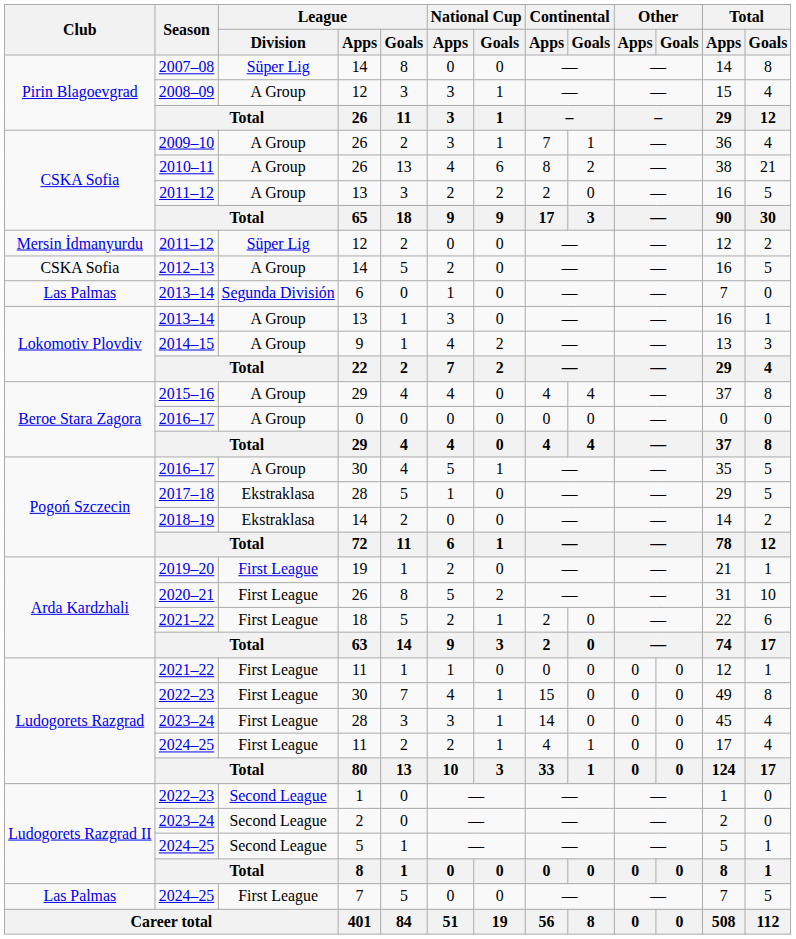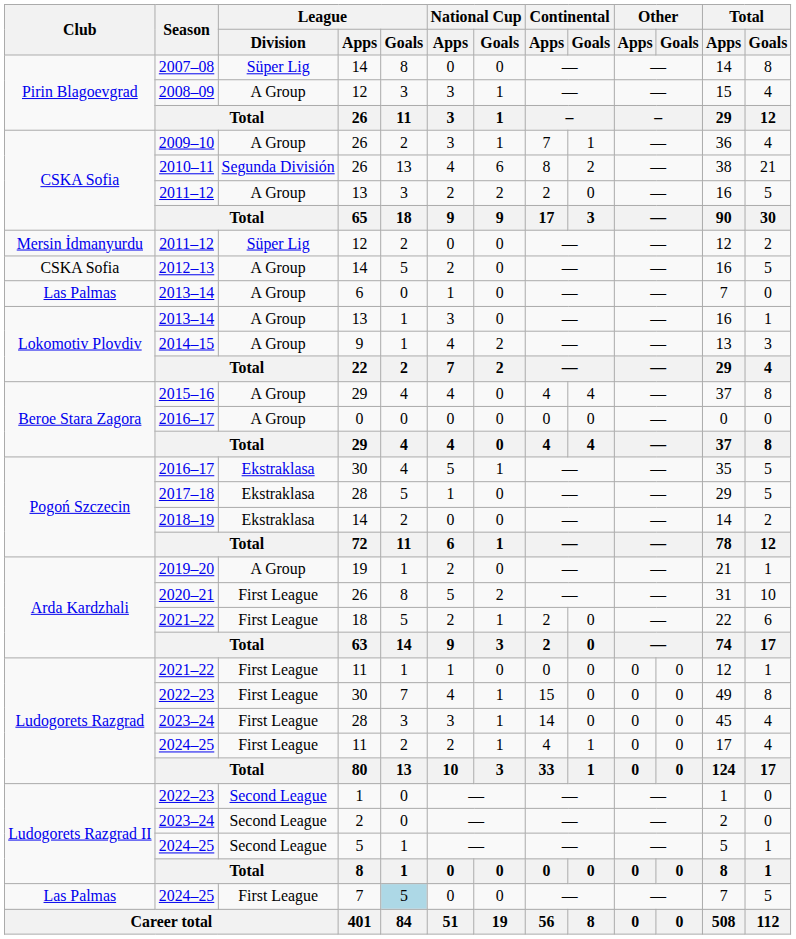(278, 167) A Group -> (278, 167) Segunda División
(278, 293) Segunda División -> (278, 293) A Group
(278, 469) A Group -> (278, 469) Ekstraklasa
(278, 569) First League -> (278, 569) A Group
(404, 896) no background -> (404, 896) lightblue background
